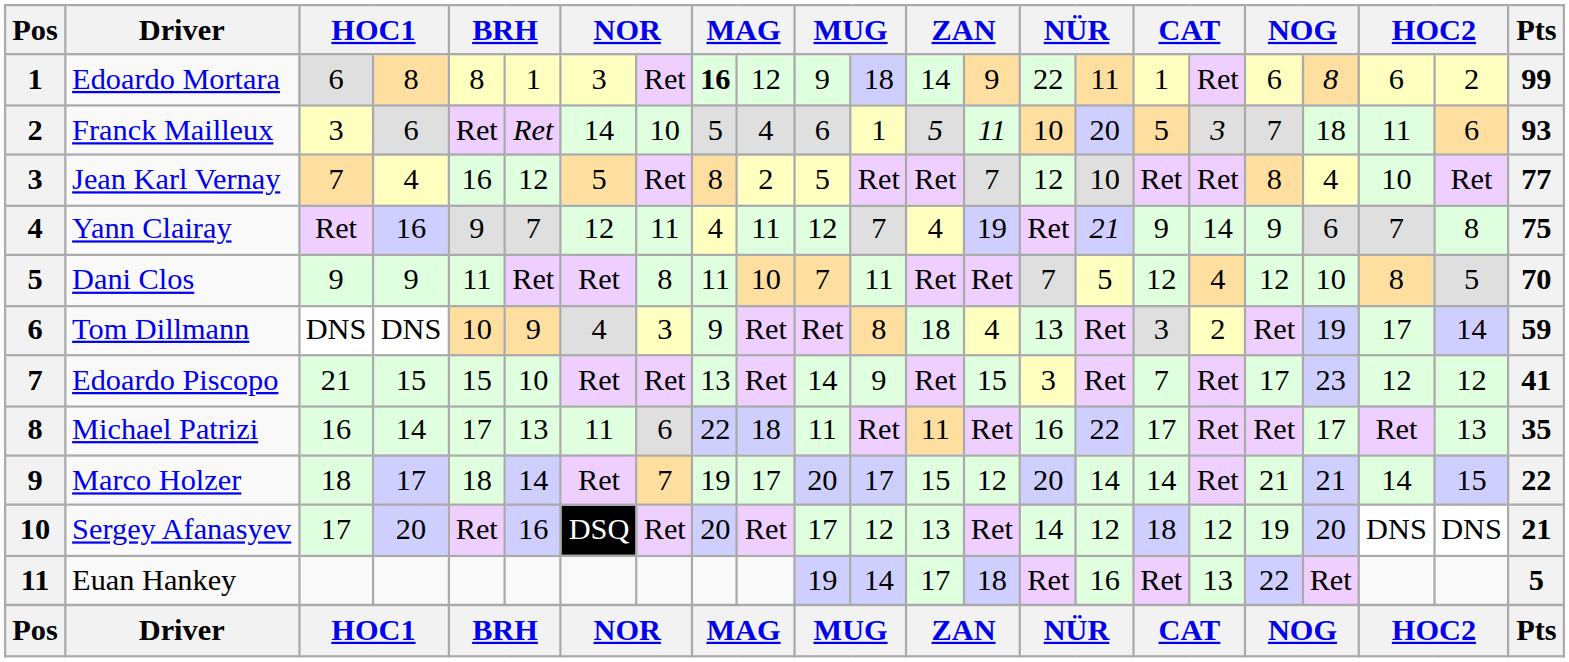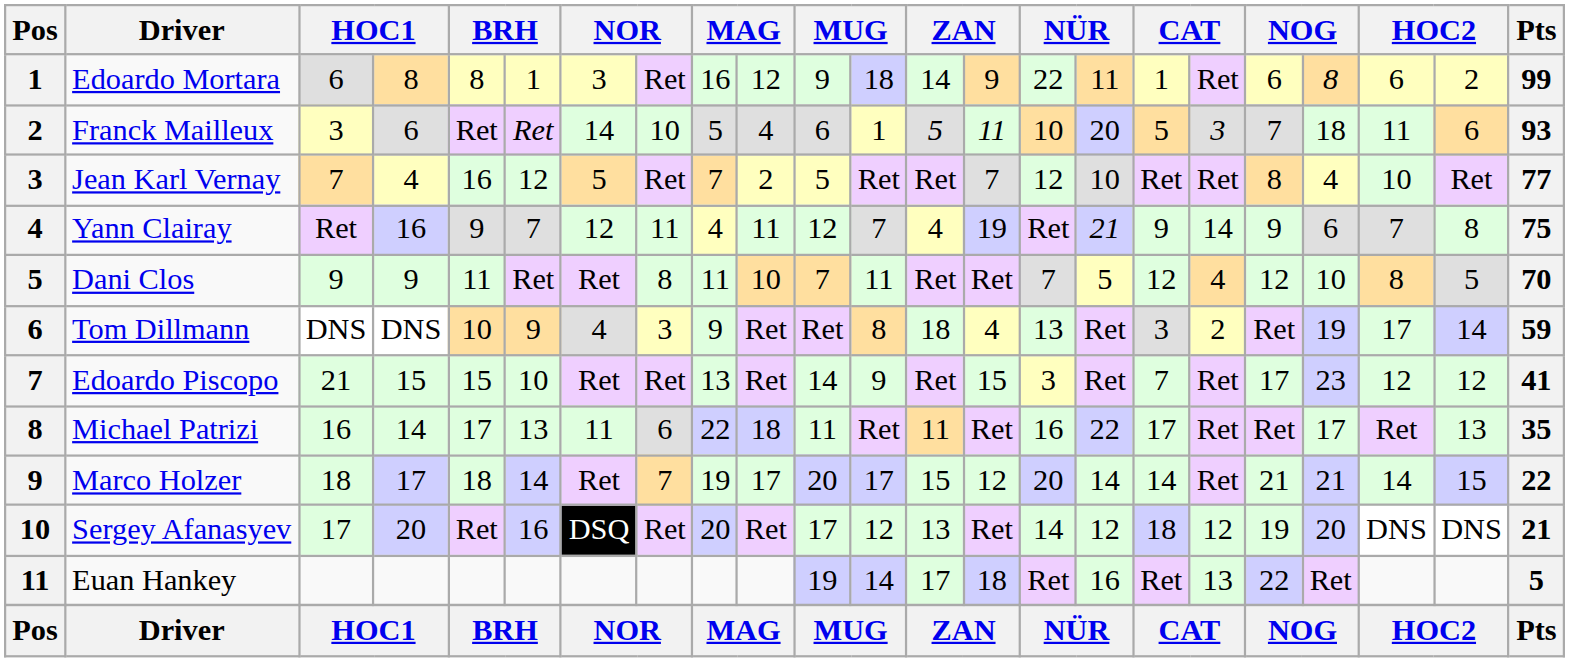(715, 79) bold -> (715, 79) normal
(715, 179) 8 -> (715, 179) 7
